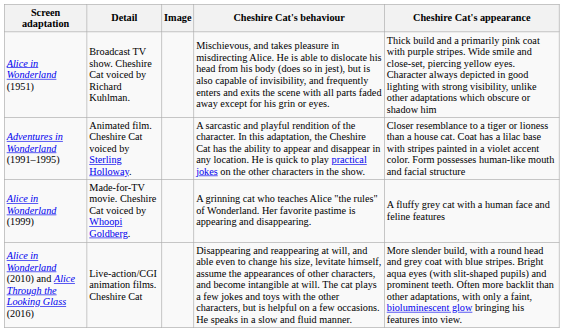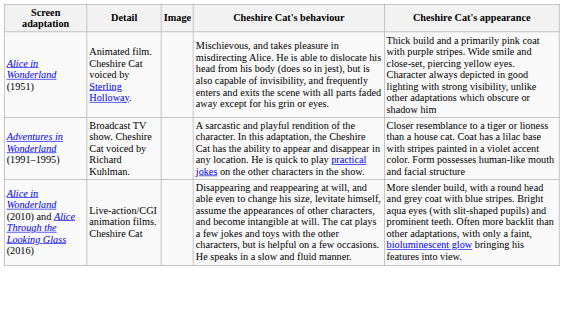(121, 74) Broadcast TV show. Cheshire Cat voiced by Richard Kuhlman. -> (121, 74) Animated film. Cheshire Cat voiced by Sterling Holloway.
(121, 148) Animated film. Cheshire Cat voiced by Sterling Holloway. -> (121, 148) Broadcast TV show. Cheshire Cat voiced by Richard Kuhlman.
- row: (32, 211)
